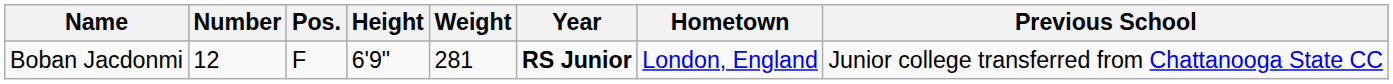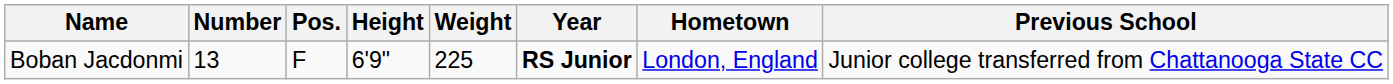(206, 59) 12 -> (206, 59) 13
(454, 59) 281 -> (454, 59) 225
